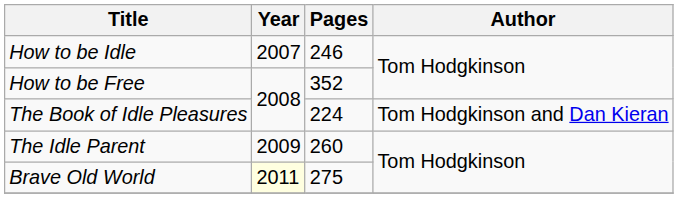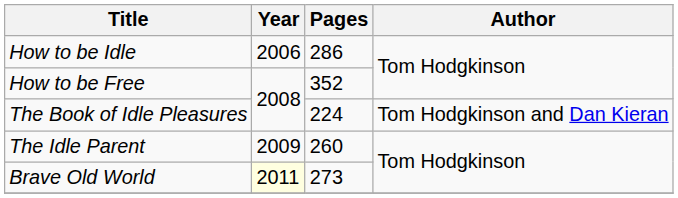(279, 51) 2007 -> (279, 51) 2006
(326, 51) 246 -> (326, 51) 286
(326, 177) 275 -> (326, 177) 273
